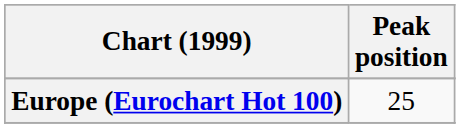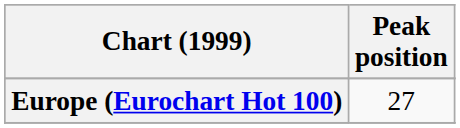(401, 100) 25 -> (401, 100) 27
